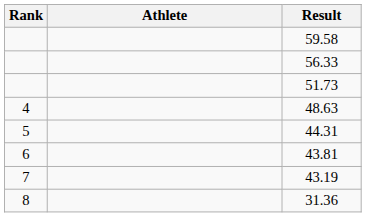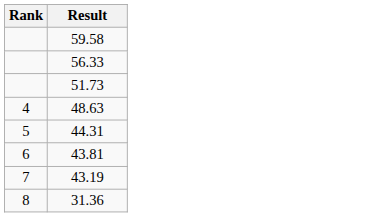- column: (165, 16)
